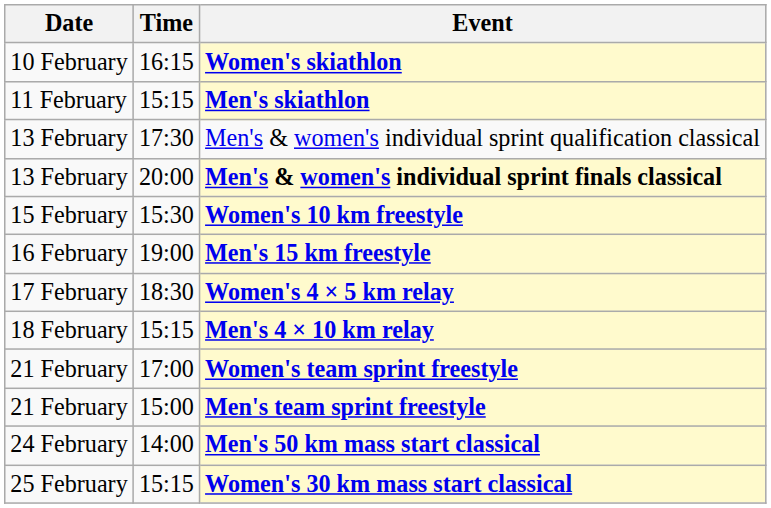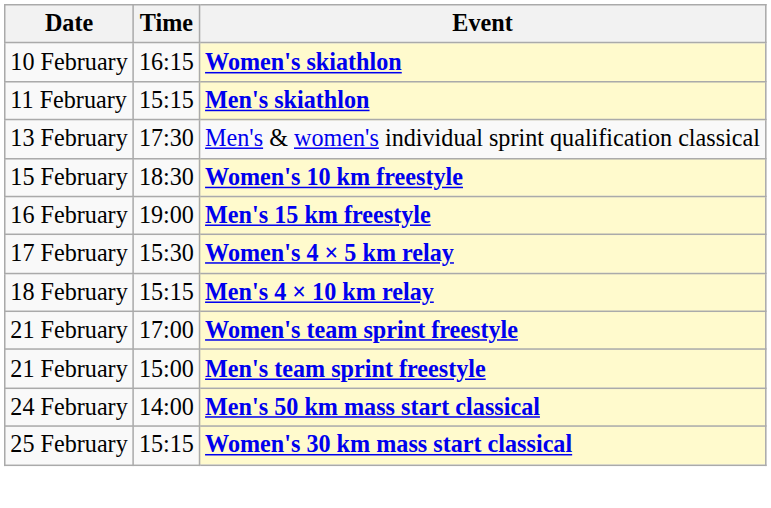- row: (463, 176)
(166, 215) 15:30 -> (166, 176) 18:30
(166, 291) 18:30 -> (166, 253) 15:30
